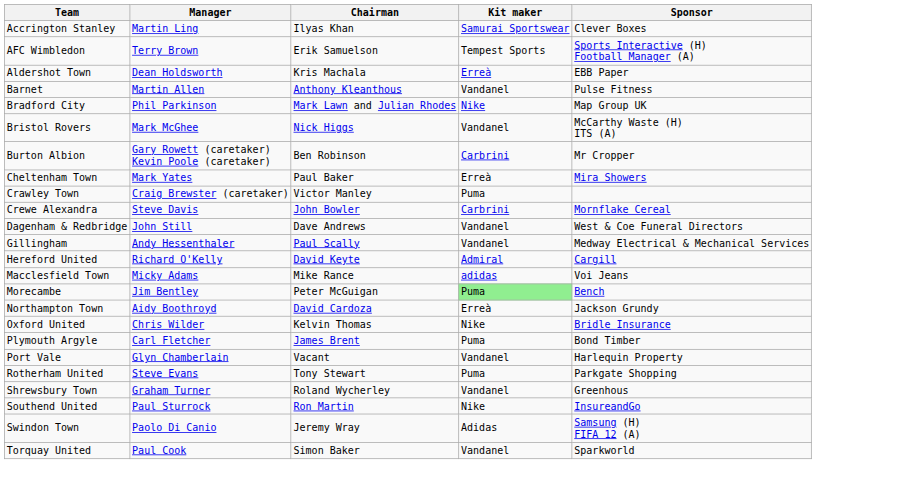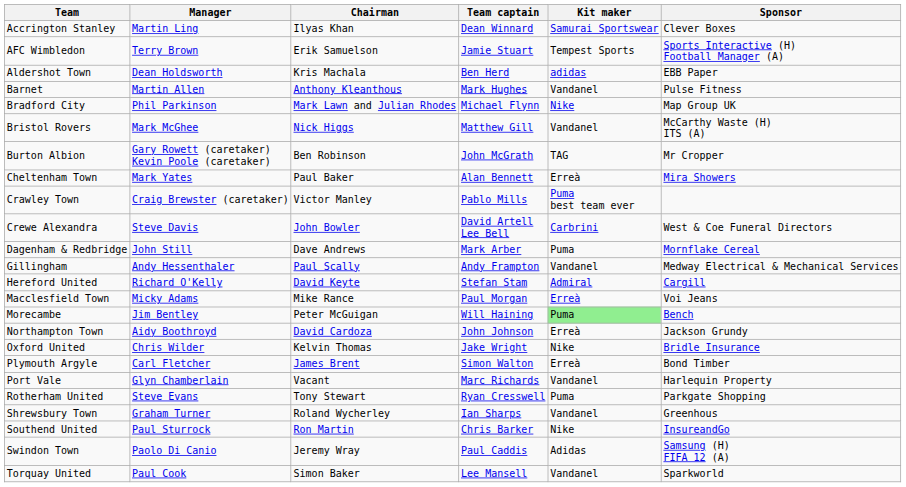+ column: (503, 13)
(476, 73) Erreà -> (568, 73) adidas
(485, 156) Carbrini -> (559, 156) TAG
(473, 194) Puma -> (592, 200) Puma best team ever
(622, 210) Mornflake Cereal -> (748, 228) West & Coe Funeral Directors
(485, 227) Vandanel -> (562, 250) Puma
(659, 227) West & Coe Funeral Directors -> (712, 250) Mornflake Cereal
(479, 276) adidas -> (565, 299) Erreà
(473, 341) Puma -> (565, 364) Erreà
